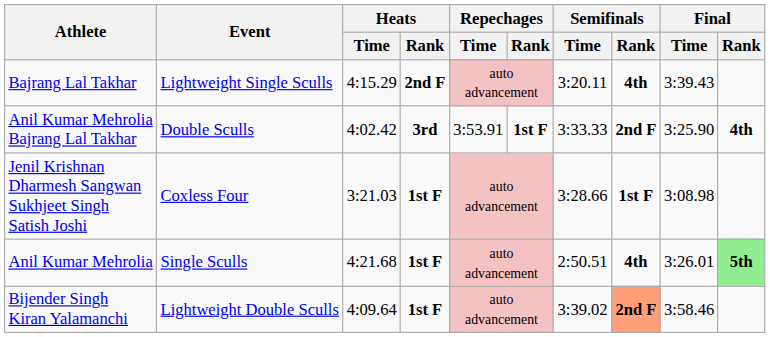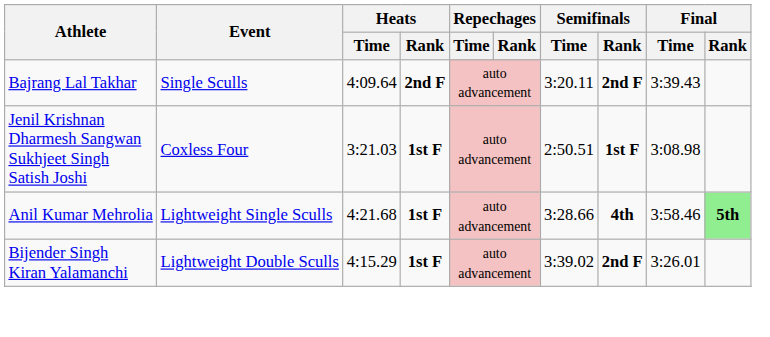(247, 82) Lightweight Single Sculls -> (204, 82) Single Sculls
(372, 82) 4:15.29 -> (372, 82) 4:09.64
(636, 82) 4th -> (622, 82) 2nd F
- row: (81, 129)
(583, 196) 3:28.66 -> (569, 149) 2:50.51
(204, 262) Single Sculls -> (247, 215) Lightweight Single Sculls
(583, 262) 2:50.51 -> (569, 215) 3:28.66
(689, 262) 3:26.01 -> (676, 215) 3:58.46
(372, 309) 4:09.64 -> (372, 262) 4:15.29
(636, 309) lightsalmon background -> (622, 262) no background
(689, 309) 3:58.46 -> (676, 262) 3:26.01
